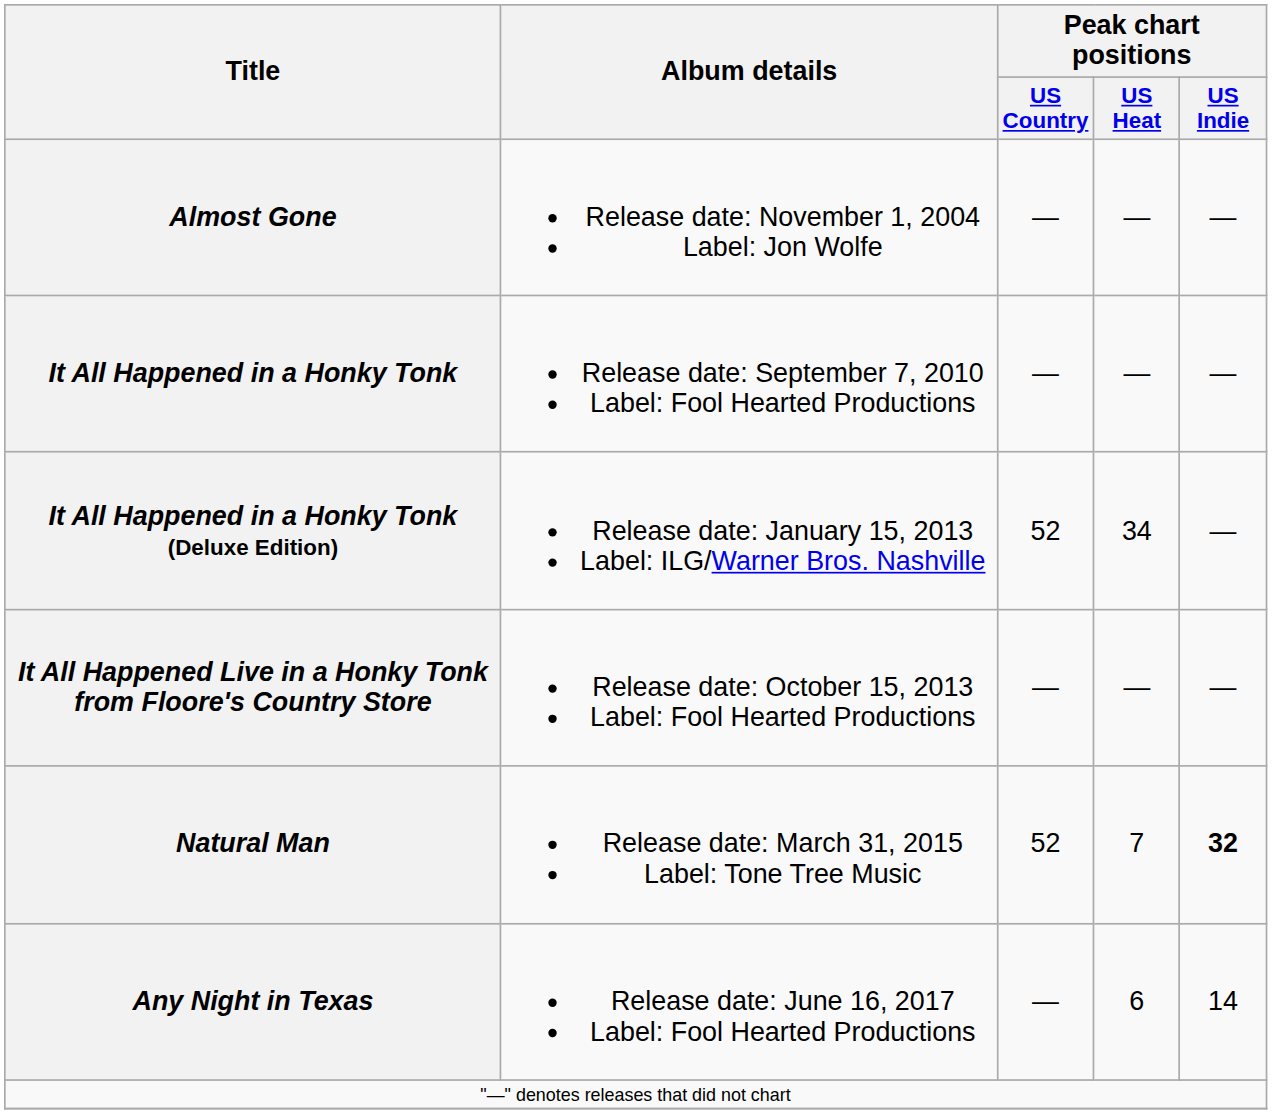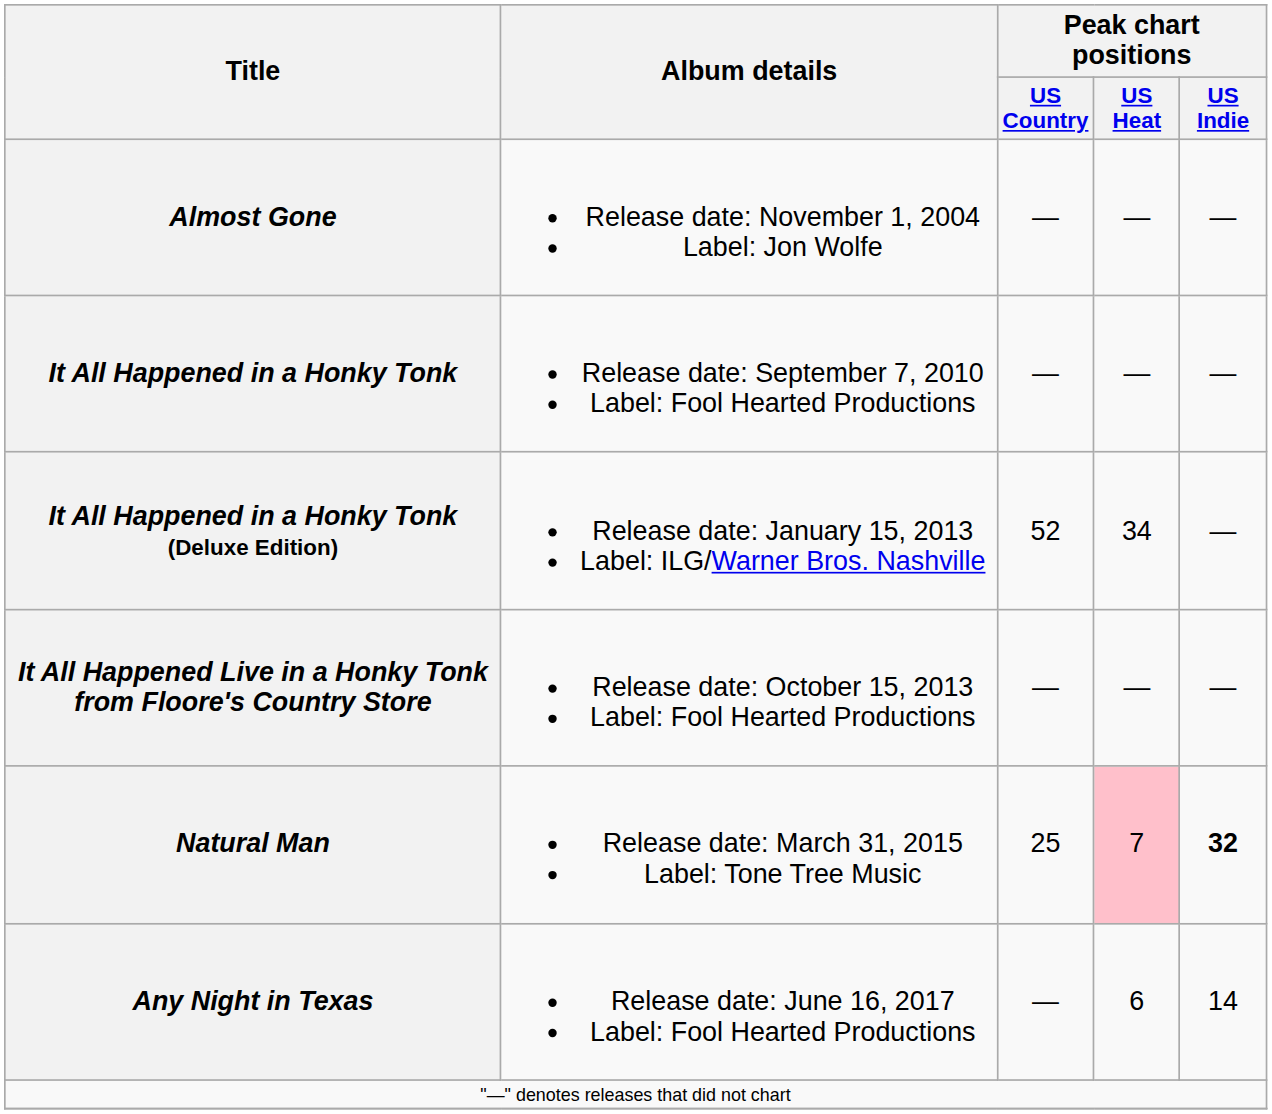(1046, 844) 52 -> (1046, 844) 25
(1137, 844) no background -> (1137, 844) pink background
